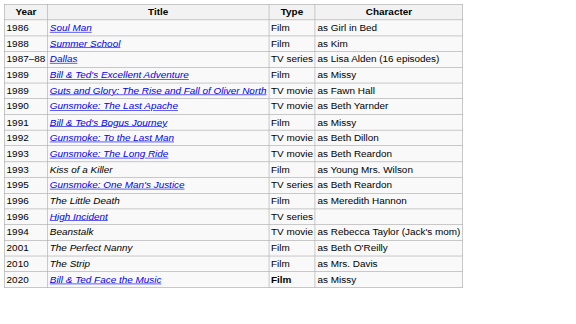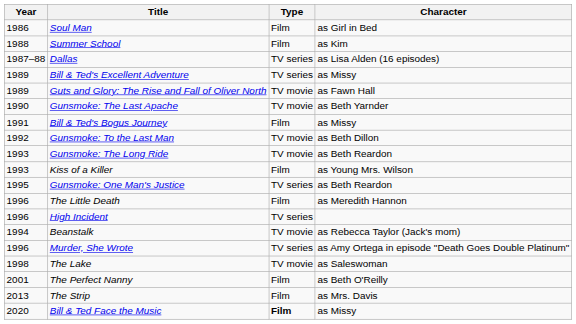(280, 75) Film -> (292, 75) TV series
+ row: (91, 248)
+ row: (70, 264)
(18, 264) 2010 -> (18, 295) 2013
